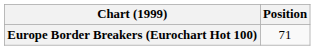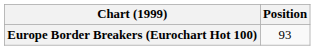(285, 34) 71 -> (285, 34) 93
